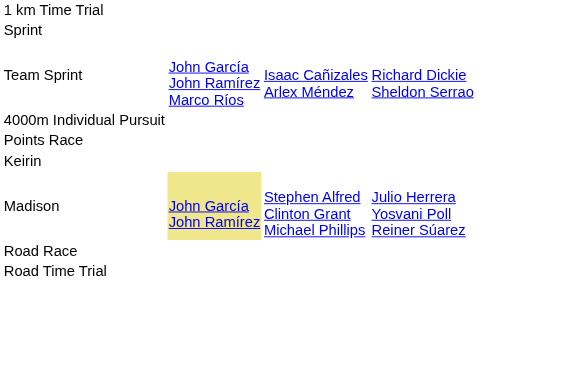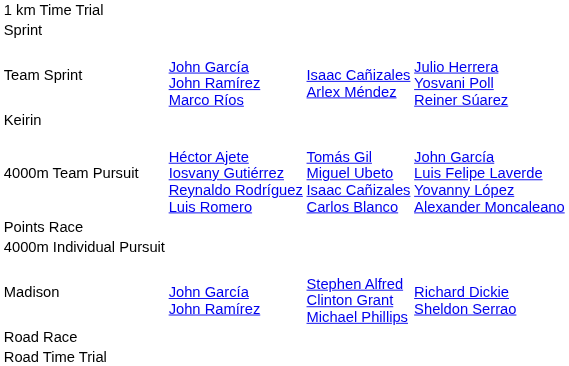(423, 83) Richard Dickie Sheldon Serrao -> (461, 83) Julio Herrera Yosvani Poll Reiner Súarez
rows swapped: (84, 120) <-> (23, 160)
+ row: (71, 173)
(214, 214) khaki background -> (214, 300) no background
(419, 214) Julio Herrera Yosvani Poll Reiner Súarez -> (465, 300) Richard Dickie Sheldon Serrao
